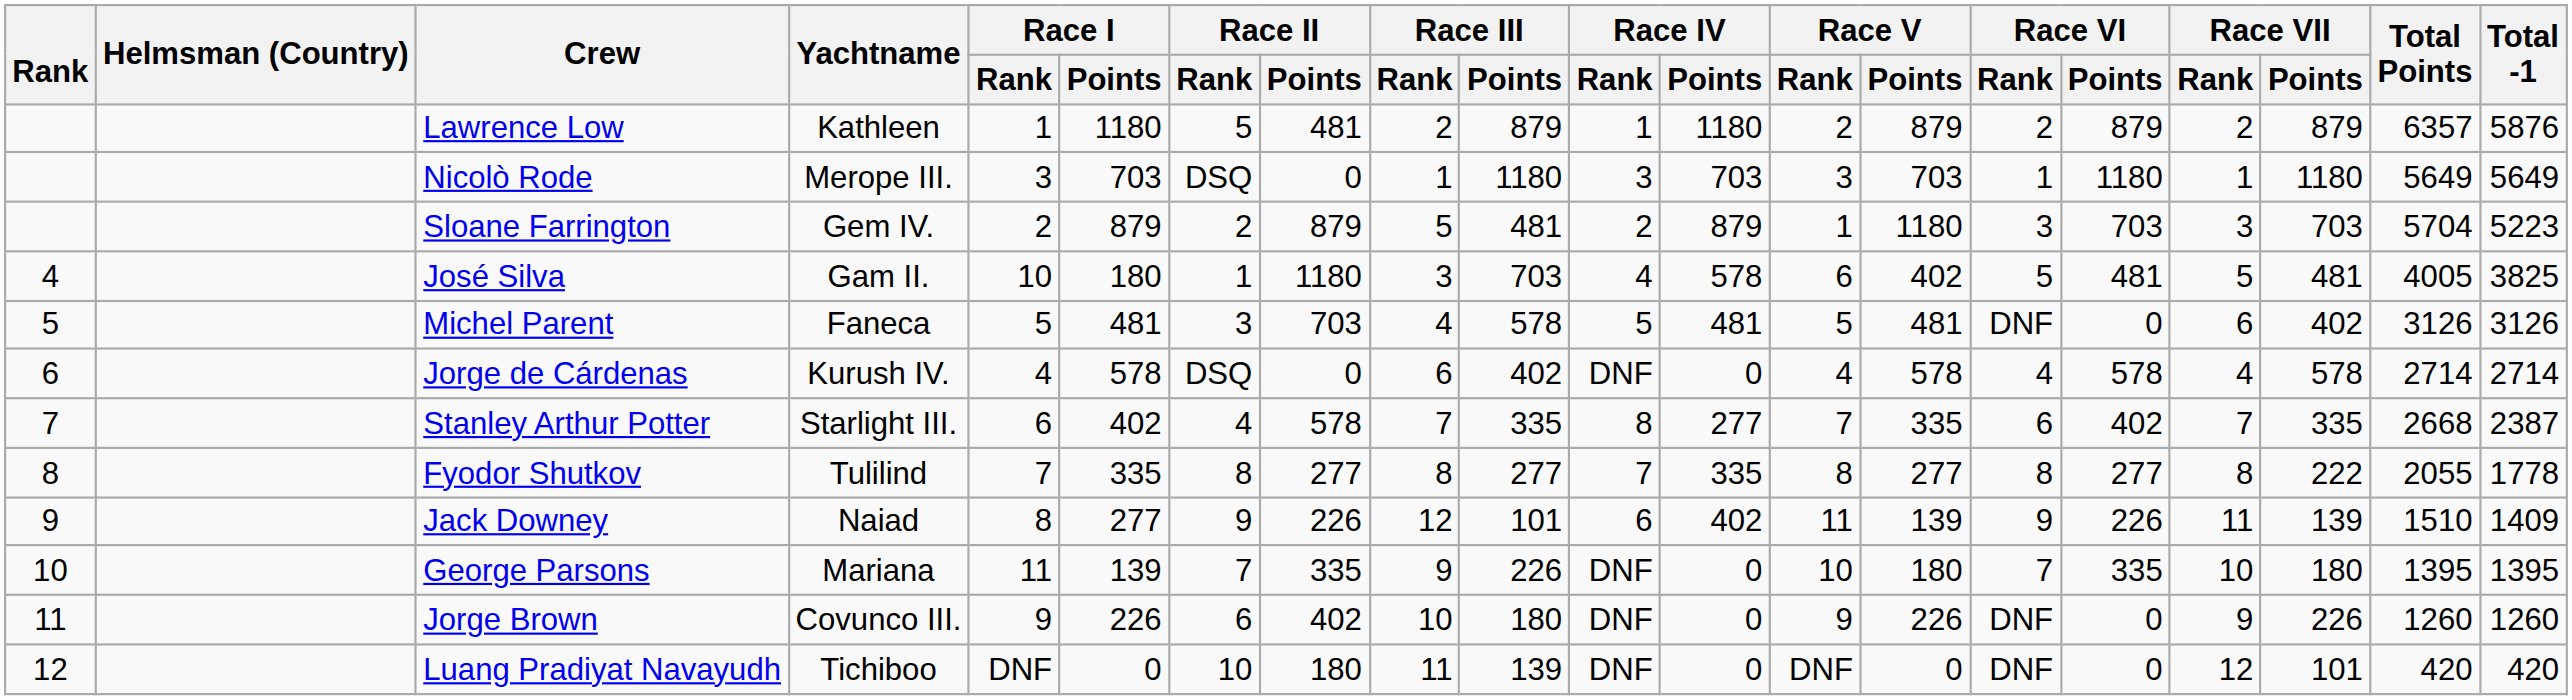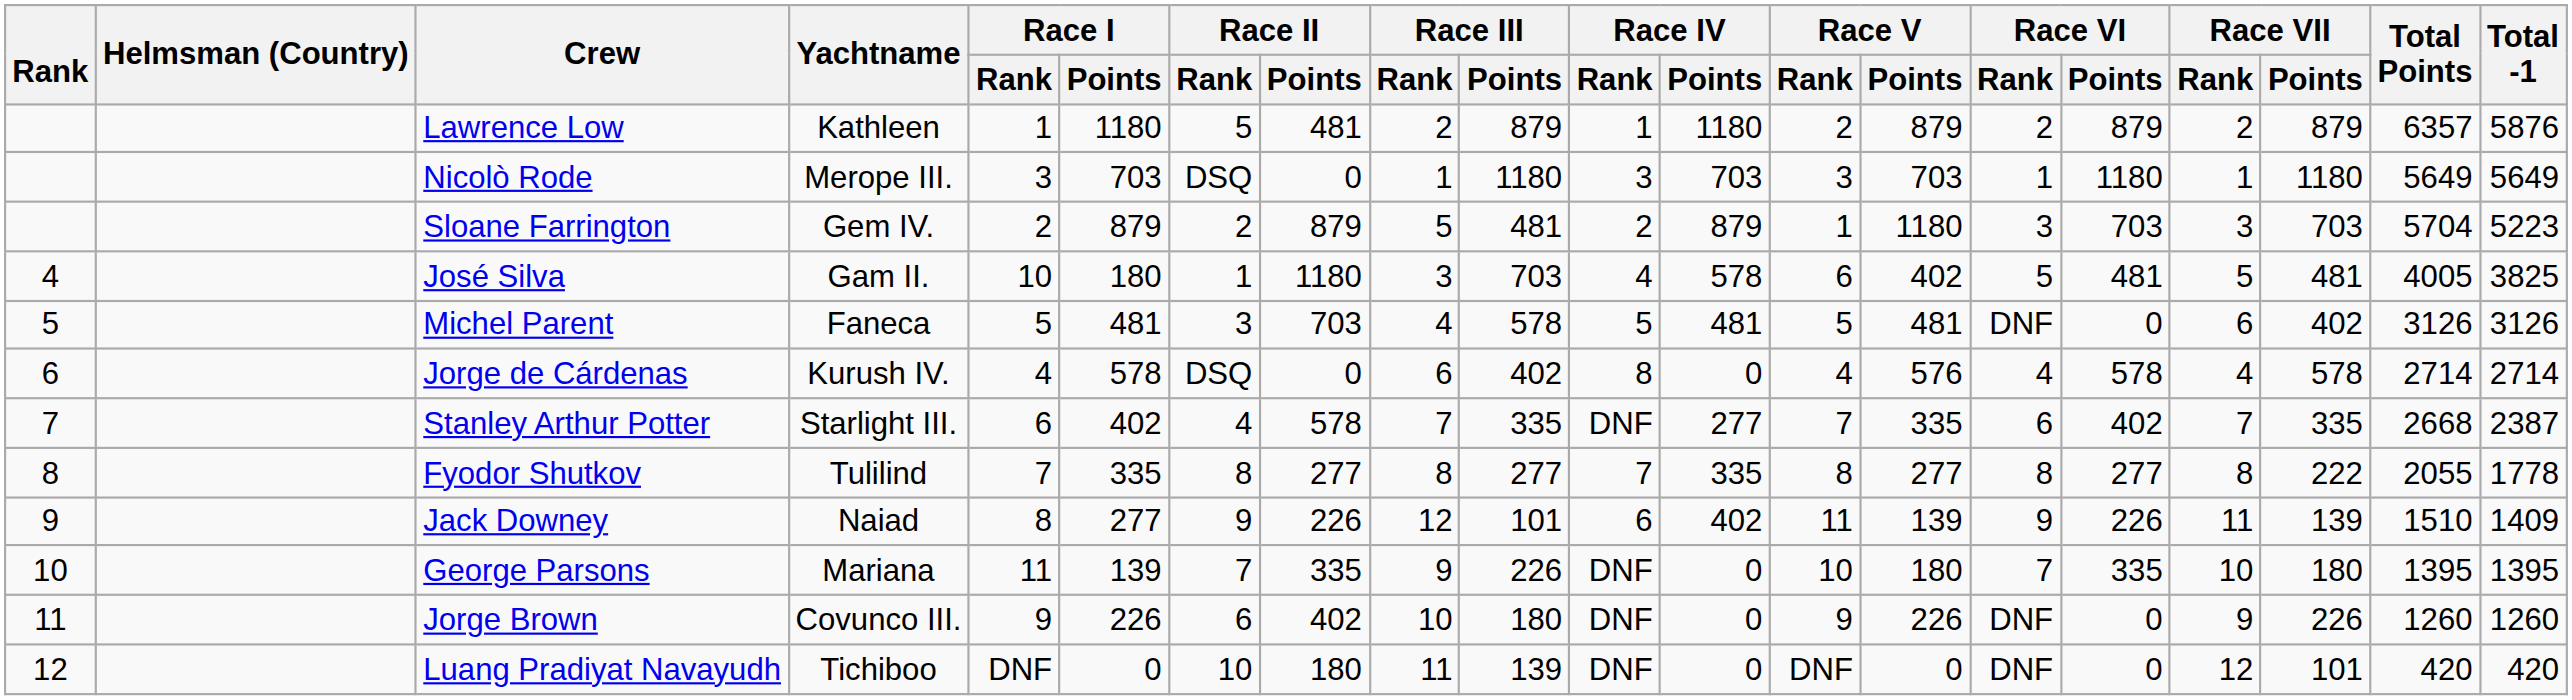(1621, 374) DNF -> (1644, 374) 8
(1937, 374) 578 -> (1937, 374) 576
(1644, 423) 8 -> (1621, 423) DNF
